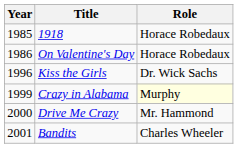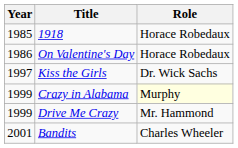(20, 73) 1996 -> (20, 73) 1997
(20, 113) 2000 -> (20, 113) 1999
